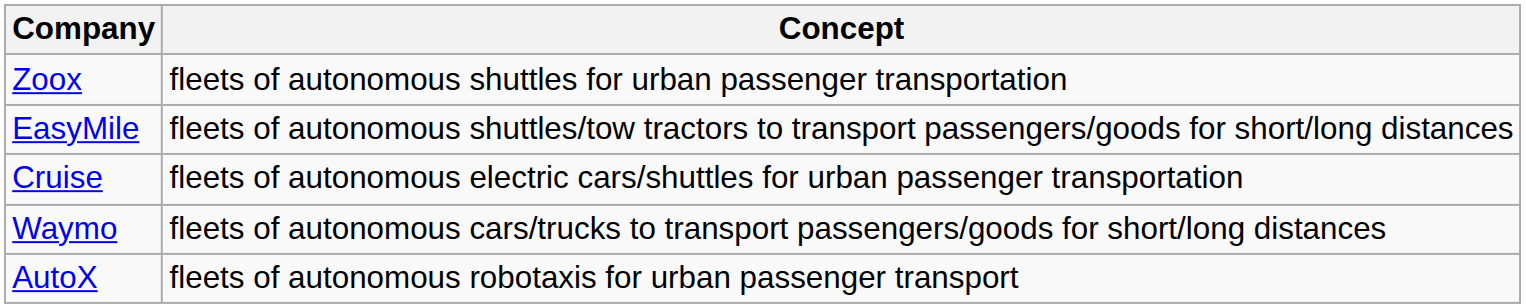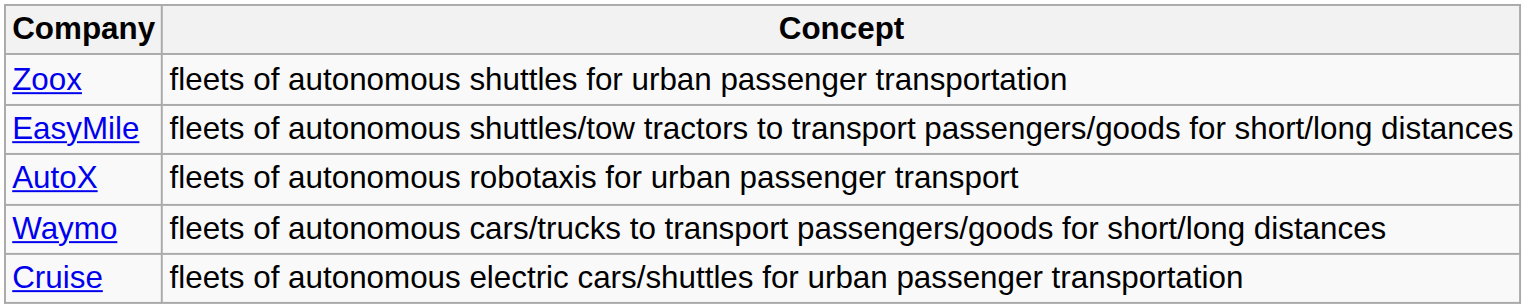rows swapped: (58, 178) <-> (55, 278)
